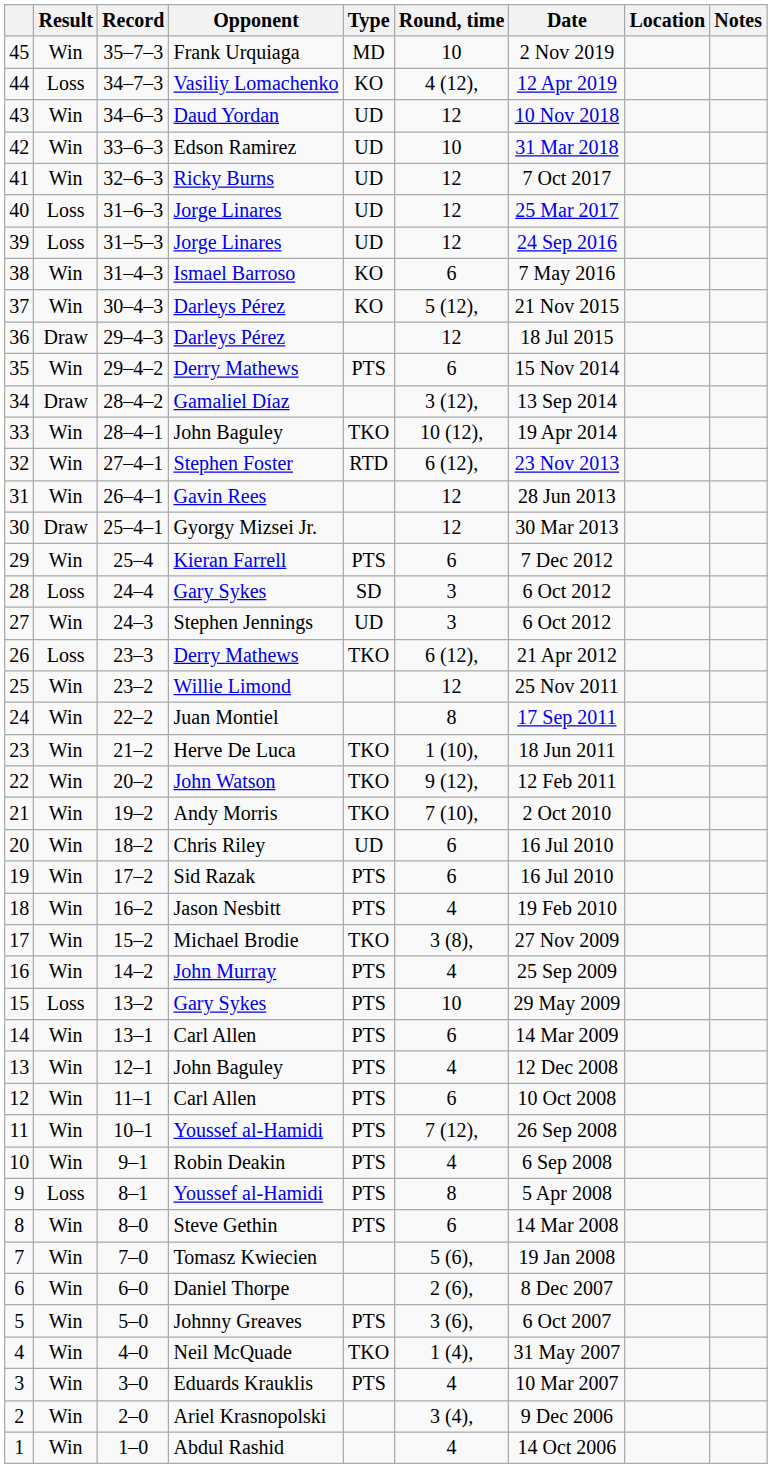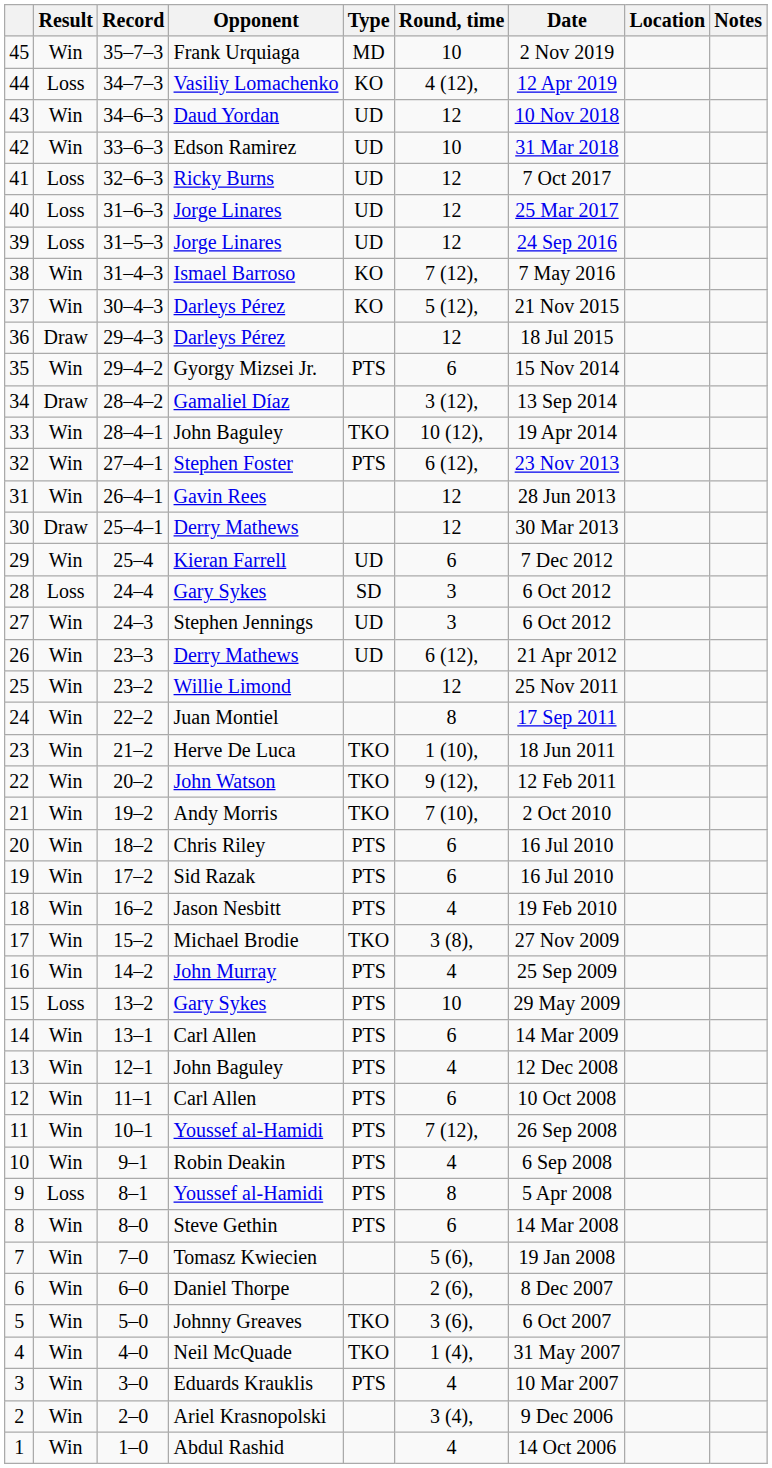(66, 178) Win -> (66, 178) Loss
(452, 274) 6 -> (452, 274) 7 (12),
(236, 369) Derry Mathews -> (245, 369) Gyorgy Mizsei Jr.
(369, 464) RTD -> (369, 464) PTS
(245, 527) Gyorgy Mizsei Jr. -> (236, 527) Derry Mathews
(369, 559) PTS -> (369, 559) UD
(66, 654) Loss -> (66, 654) Win
(369, 654) TKO -> (369, 654) UD
(369, 845) UD -> (369, 845) PTS
(369, 1320) PTS -> (369, 1320) TKO
